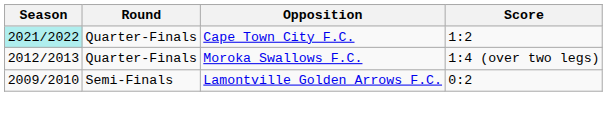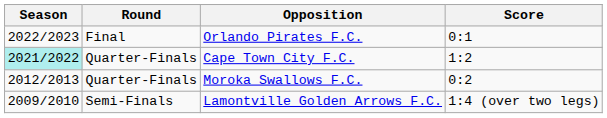+ row: (283, 37)
(524, 59) 1:4 (over two legs) -> (460, 80) 0:2
(460, 80) 0:2 -> (524, 102) 1:4 (over two legs)
